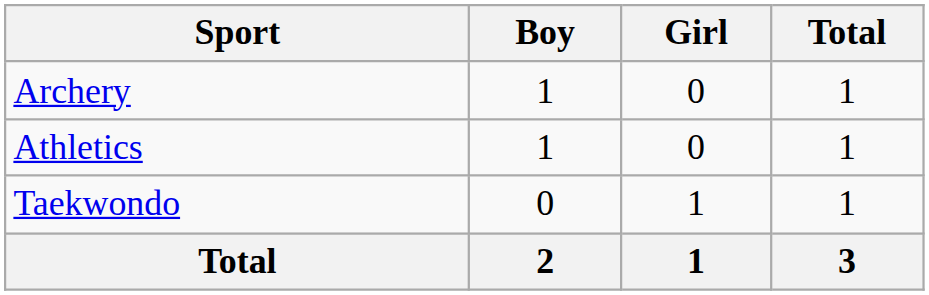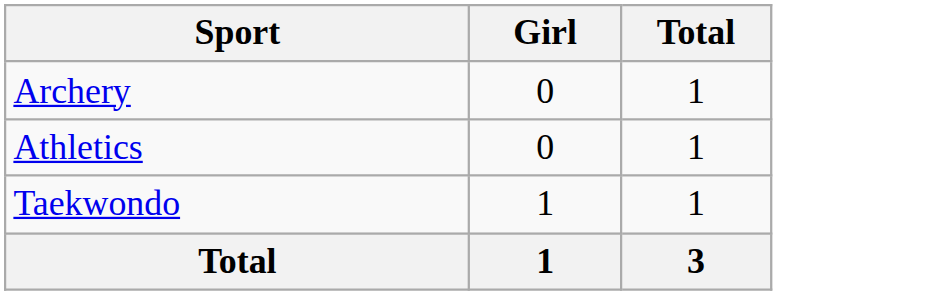- column: (545, 32)
